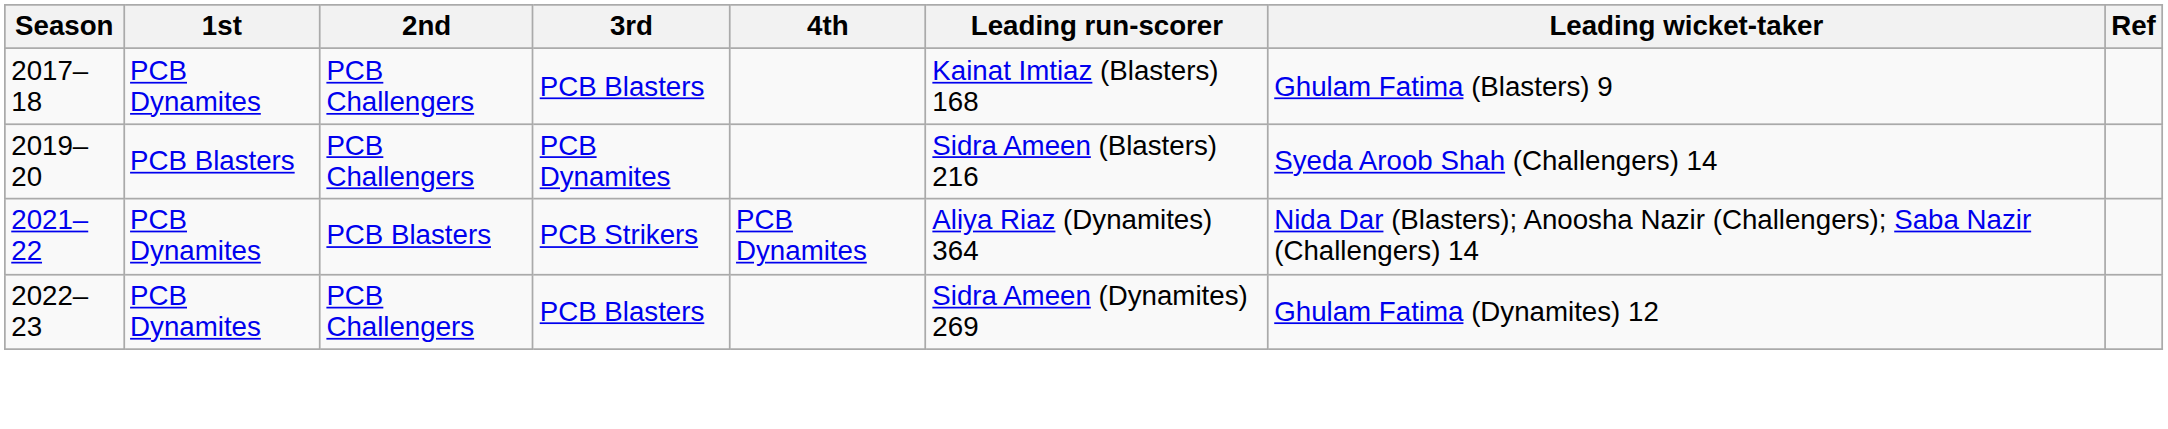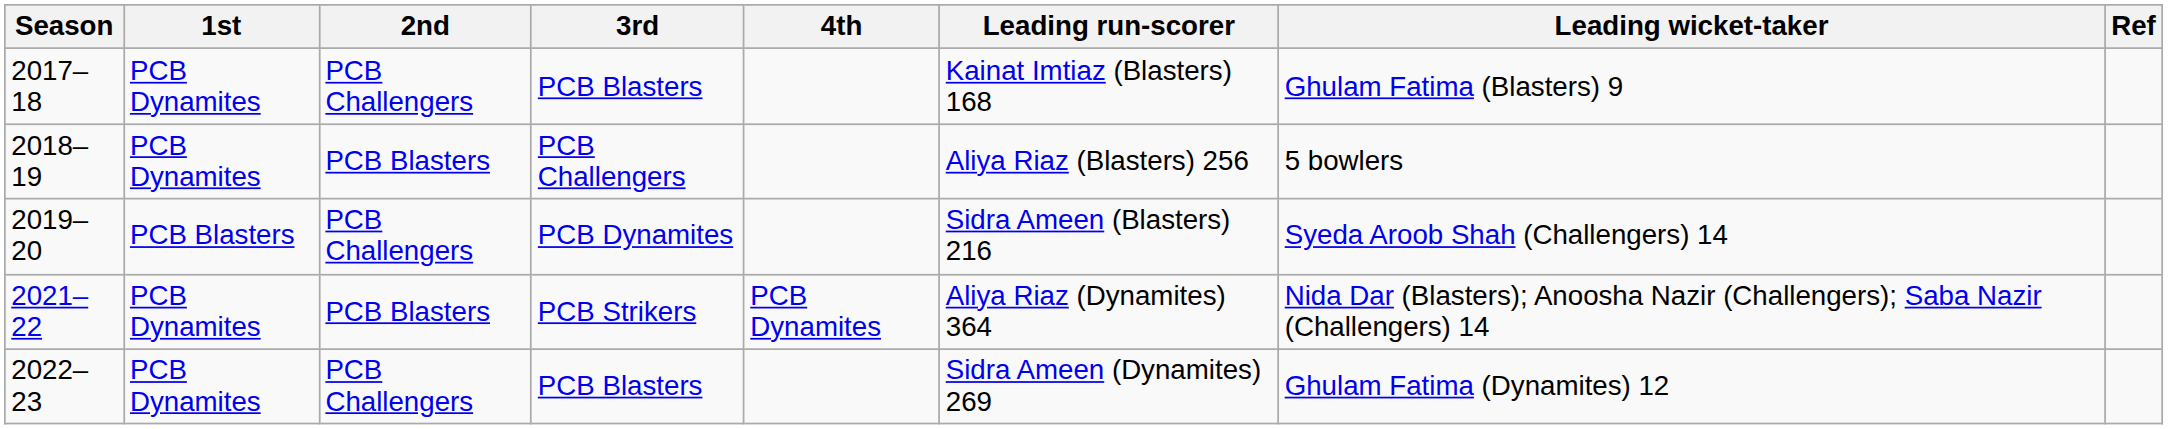+ row: (50, 160)
